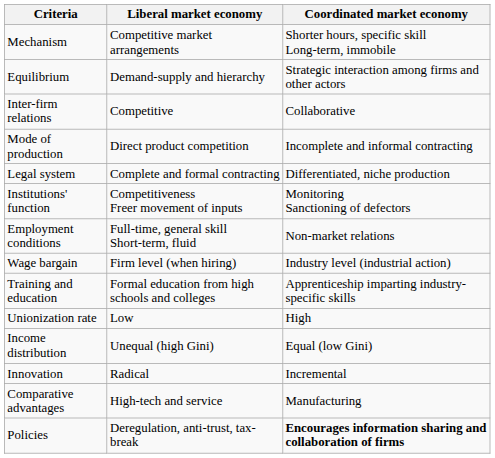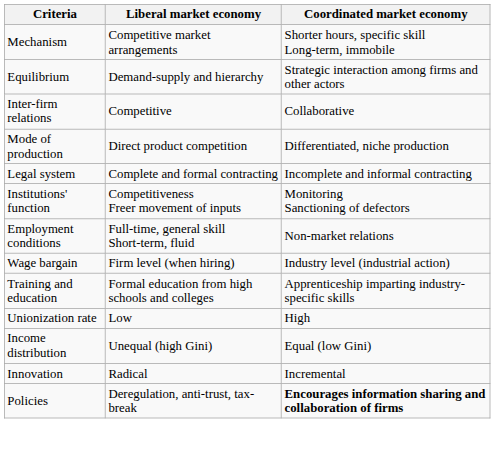(379, 146) Incomplete and informal contracting -> (367, 146) Differentiated, niche production
(368, 173) Differentiated, niche production -> (378, 173) Incomplete and informal contracting
- row: (40, 400)
